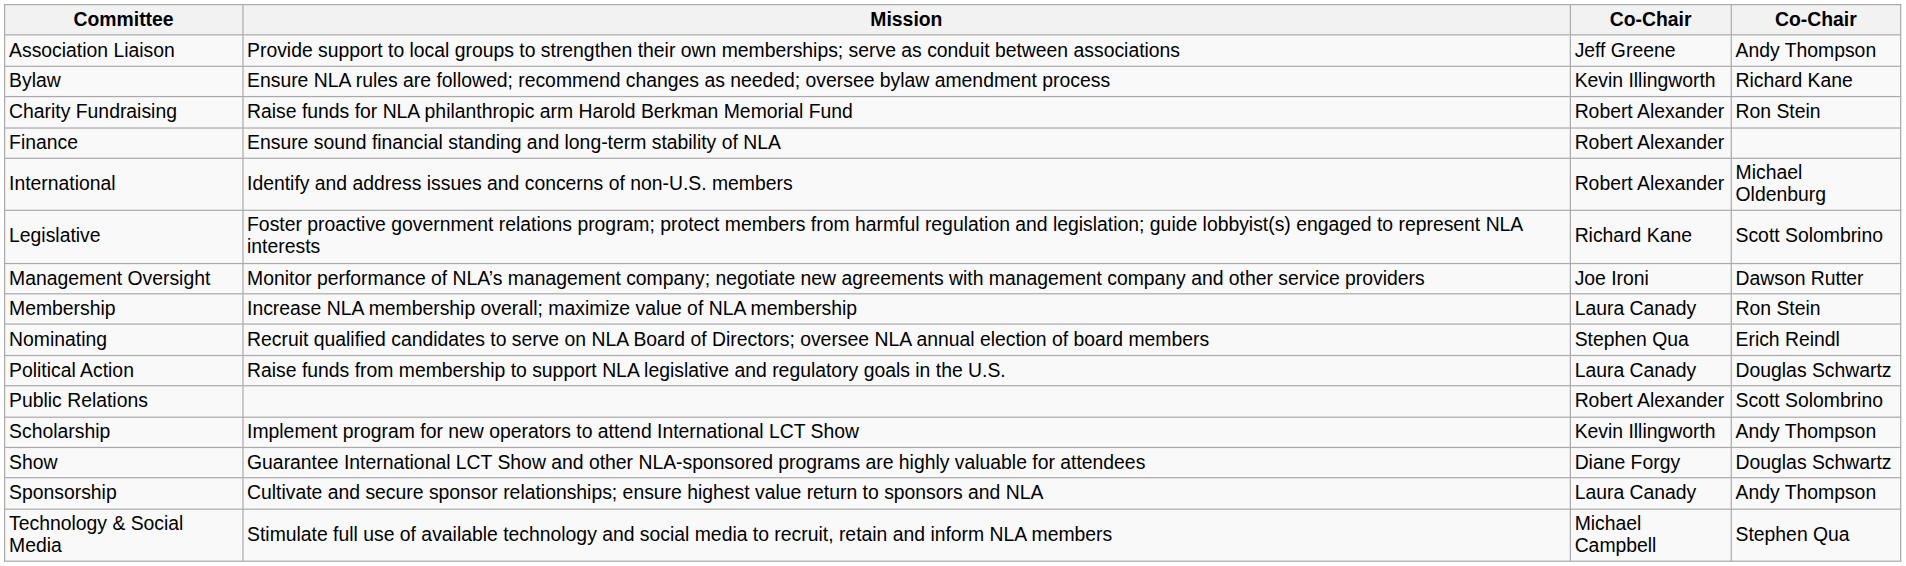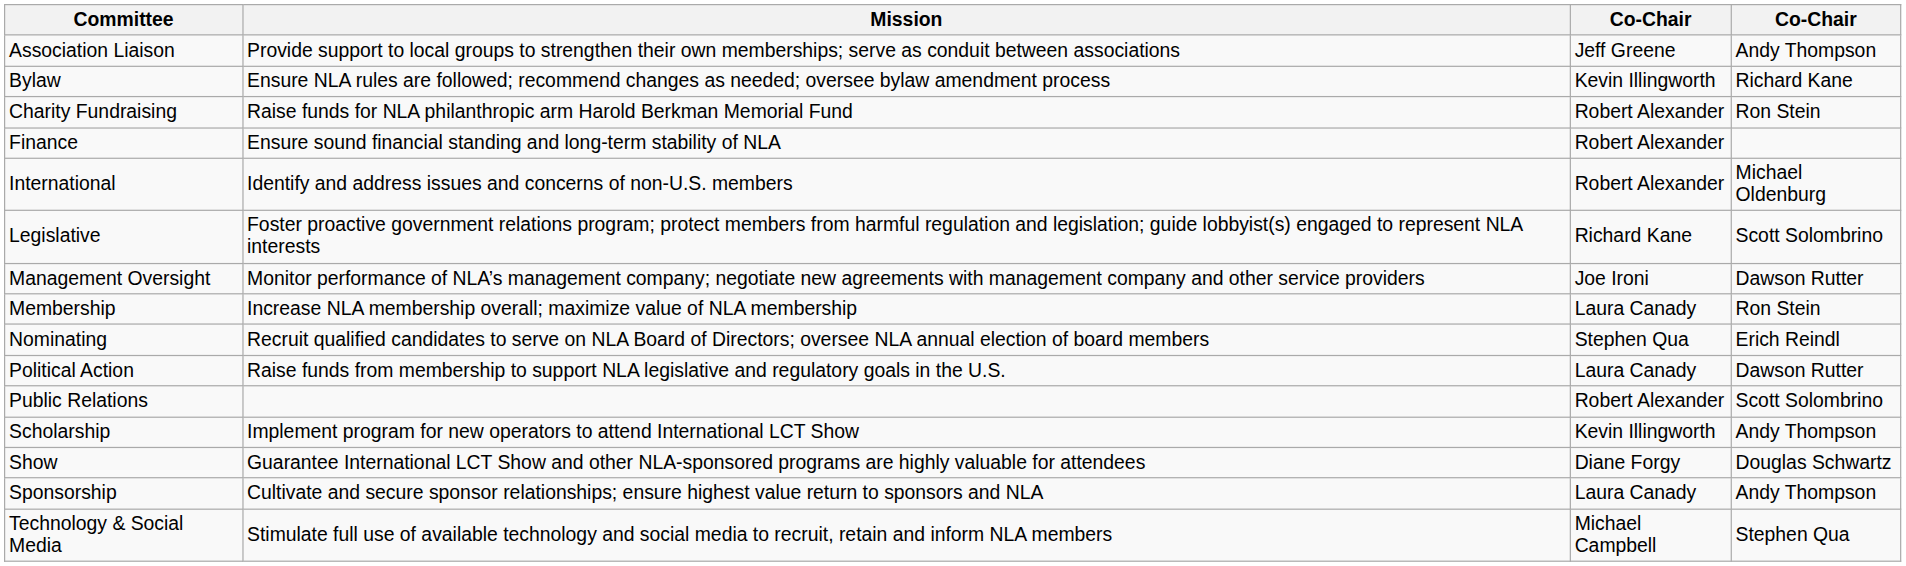(1814, 370) Douglas Schwartz -> (1800, 370) Dawson Rutter
